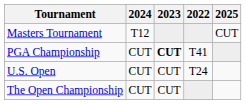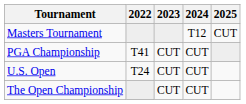columns swapped: (198, 14) <-> (140, 14)
(169, 52) bold -> (168, 52) normal
